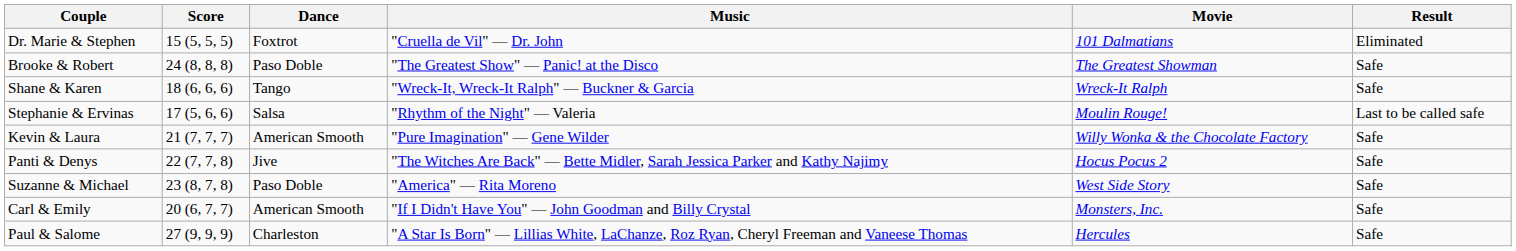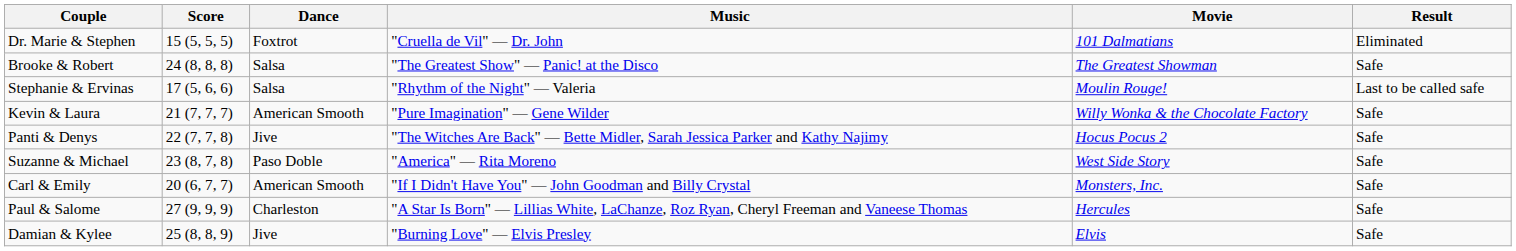(288, 64) Paso Doble -> (269, 64) Salsa
- row: (55, 88)
+ row: (60, 233)
